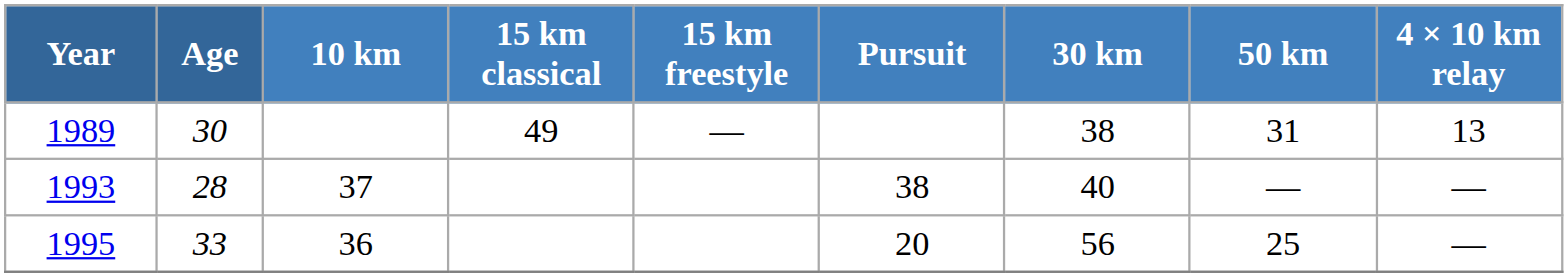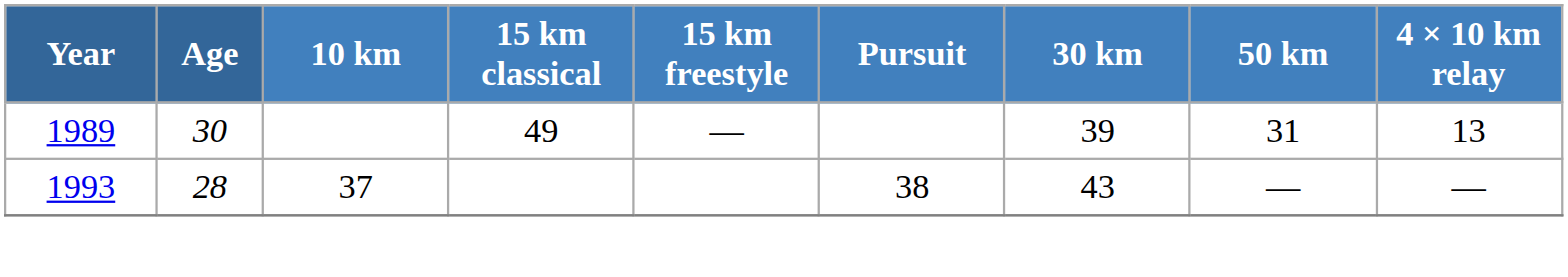(1098, 130) 38 -> (1098, 130) 39
(1098, 186) 40 -> (1098, 186) 43
- row: (81, 243)
